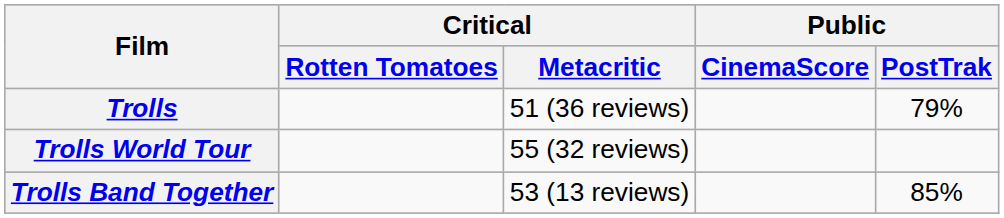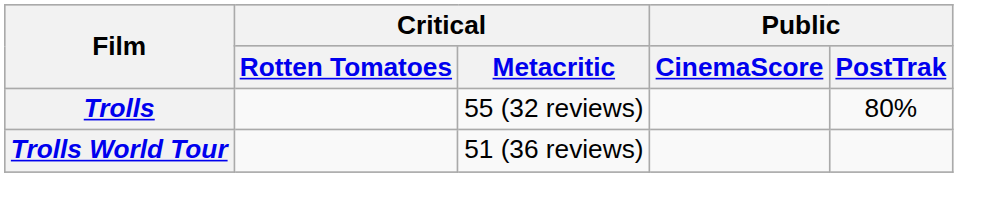(600, 108) 51 (36 reviews) -> (554, 108) 55 (32 reviews)
(937, 108) 79% -> (891, 108) 80%
(600, 150) 55 (32 reviews) -> (554, 150) 51 (36 reviews)
- row: (142, 191)
